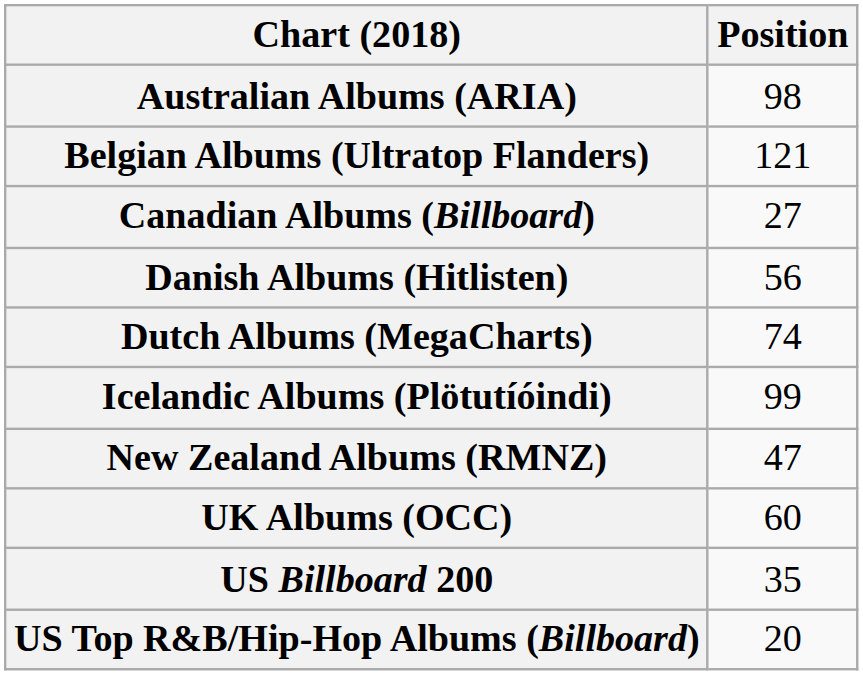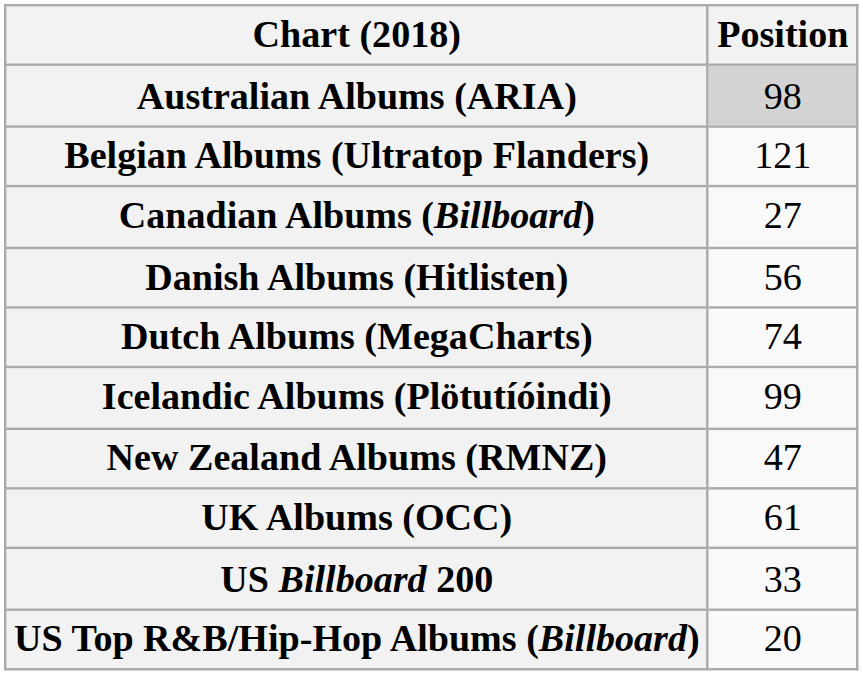(783, 95) no background -> (783, 95) lightgrey background
(783, 517) 60 -> (783, 517) 61
(783, 578) 35 -> (783, 578) 33
